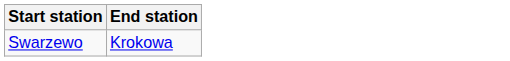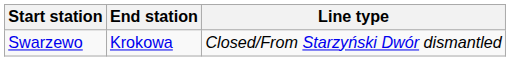+ column: (354, 17)
